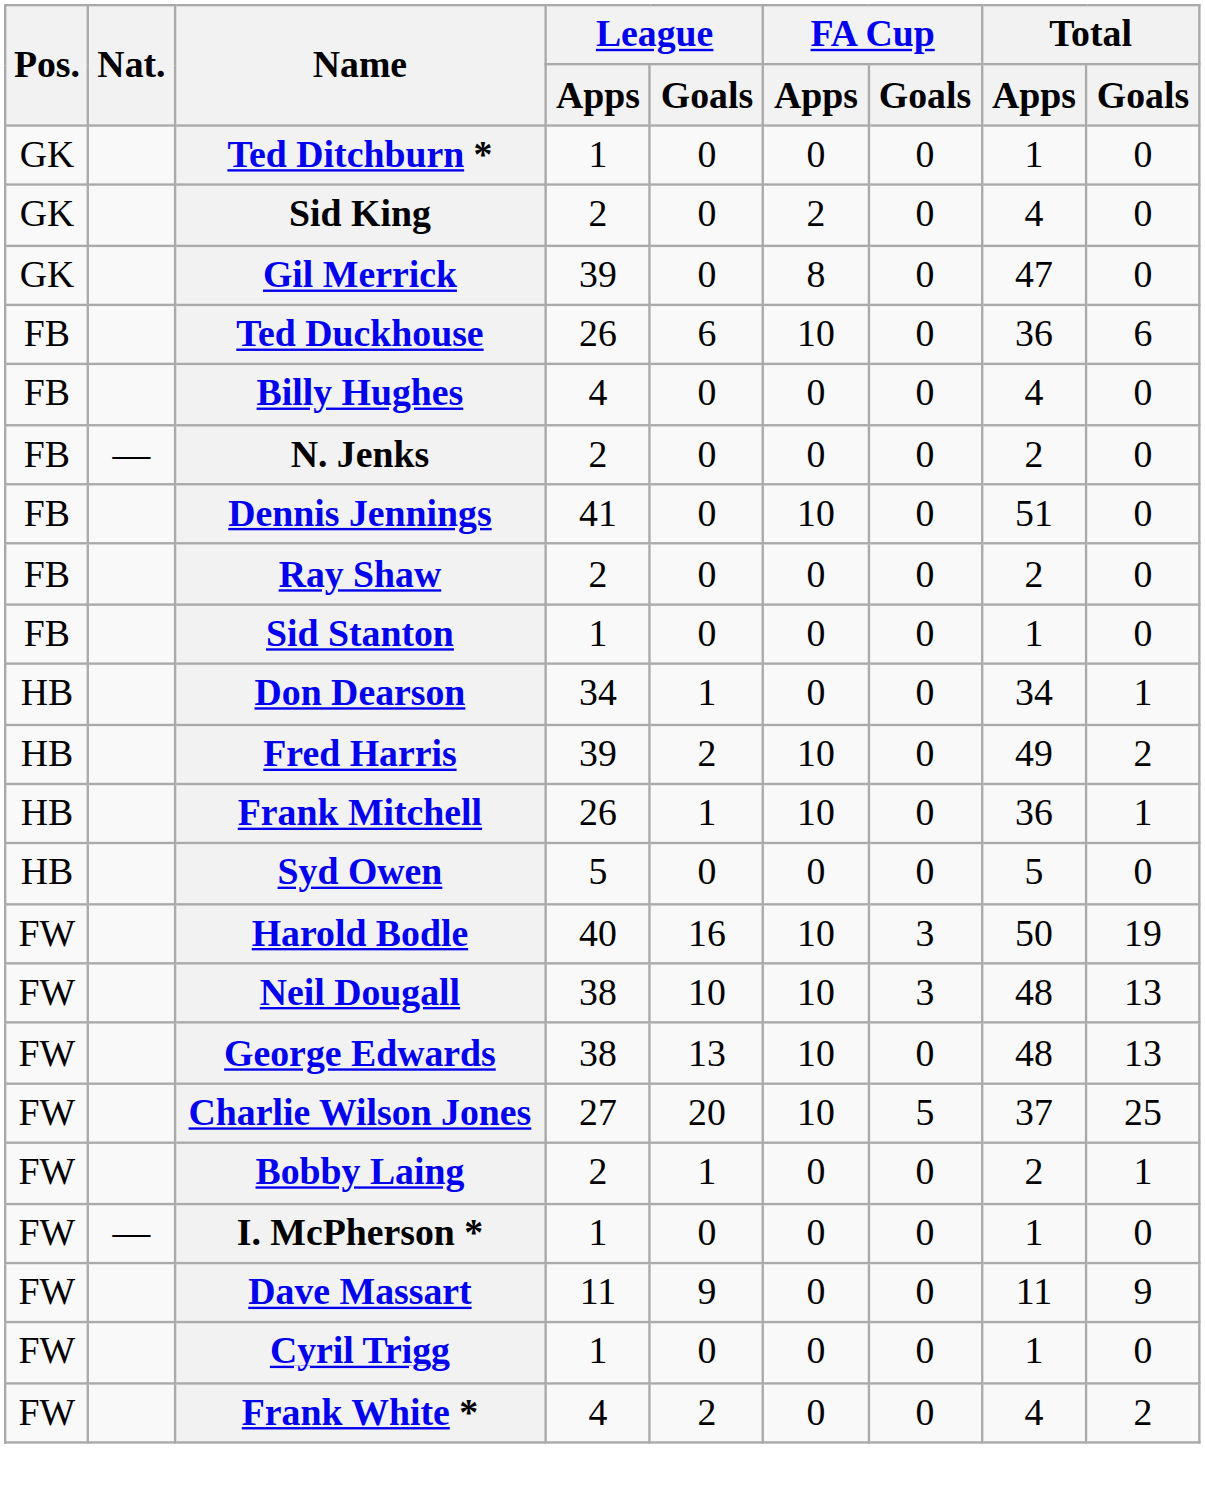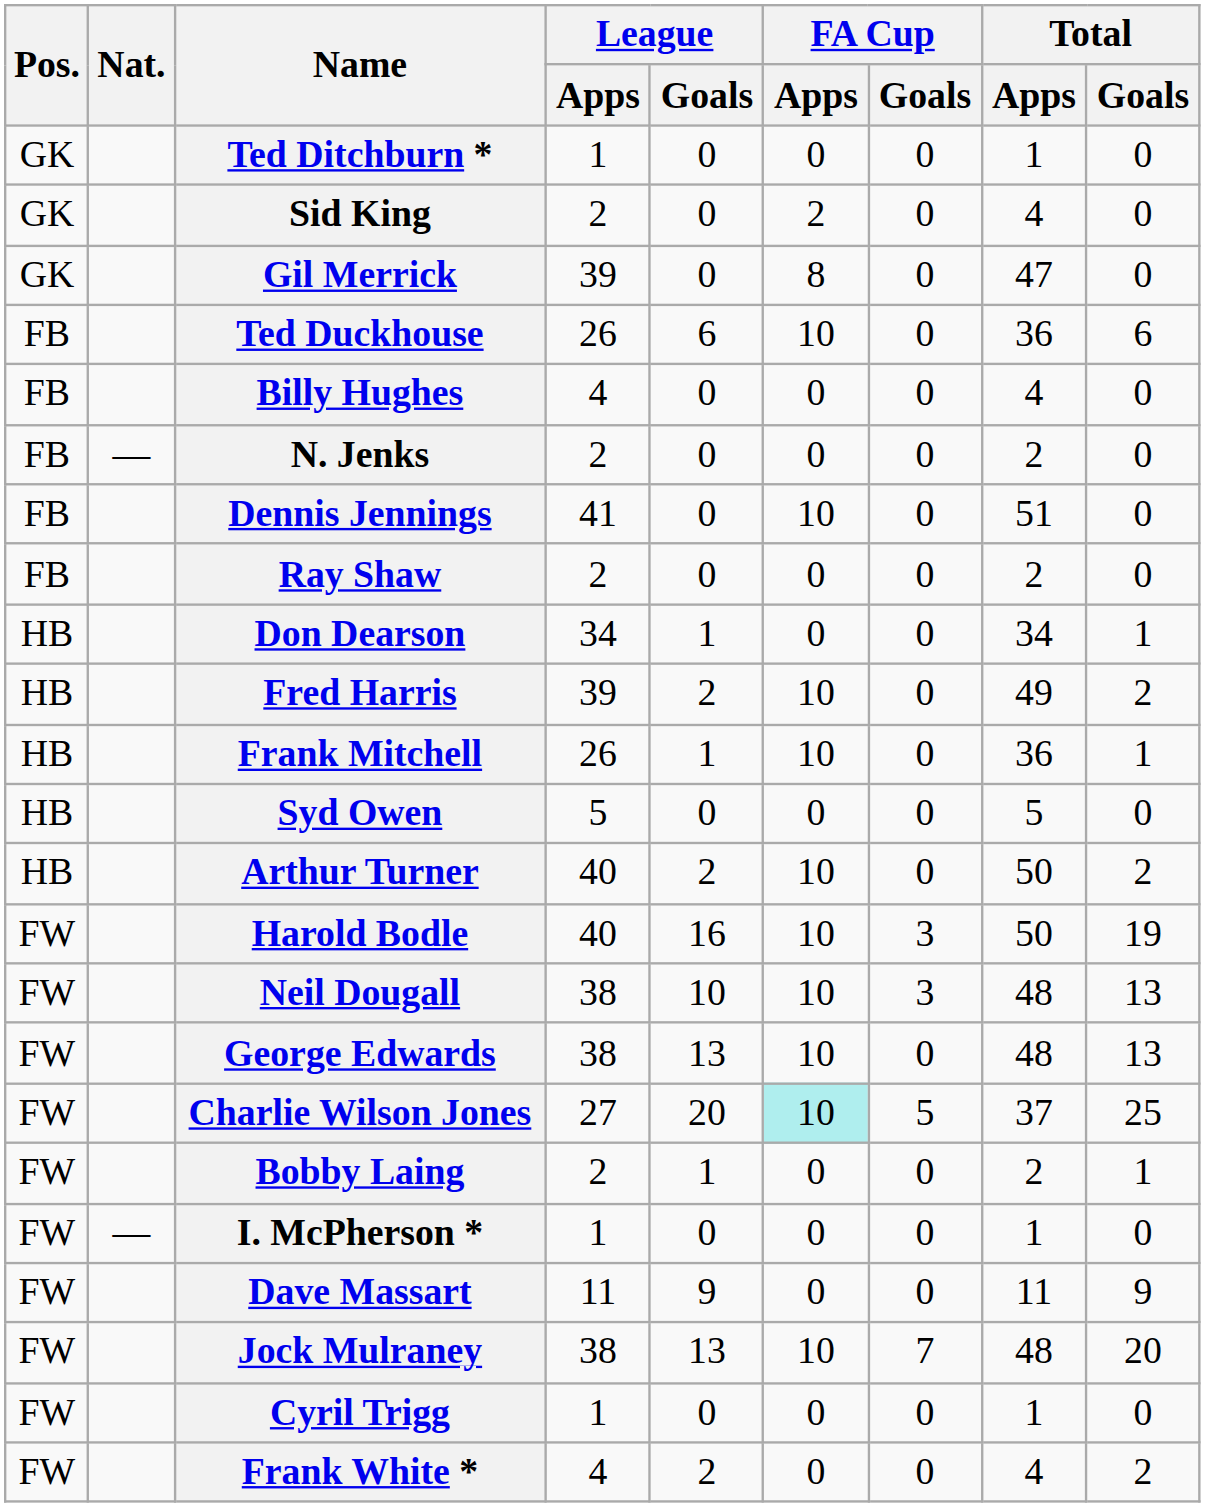- row: (360, 633)
+ row: (360, 872)
(816, 1112) no background -> (816, 1112) paleturquoise background
+ row: (360, 1351)
